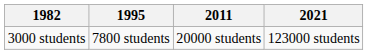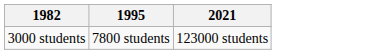- column: (219, 15)
